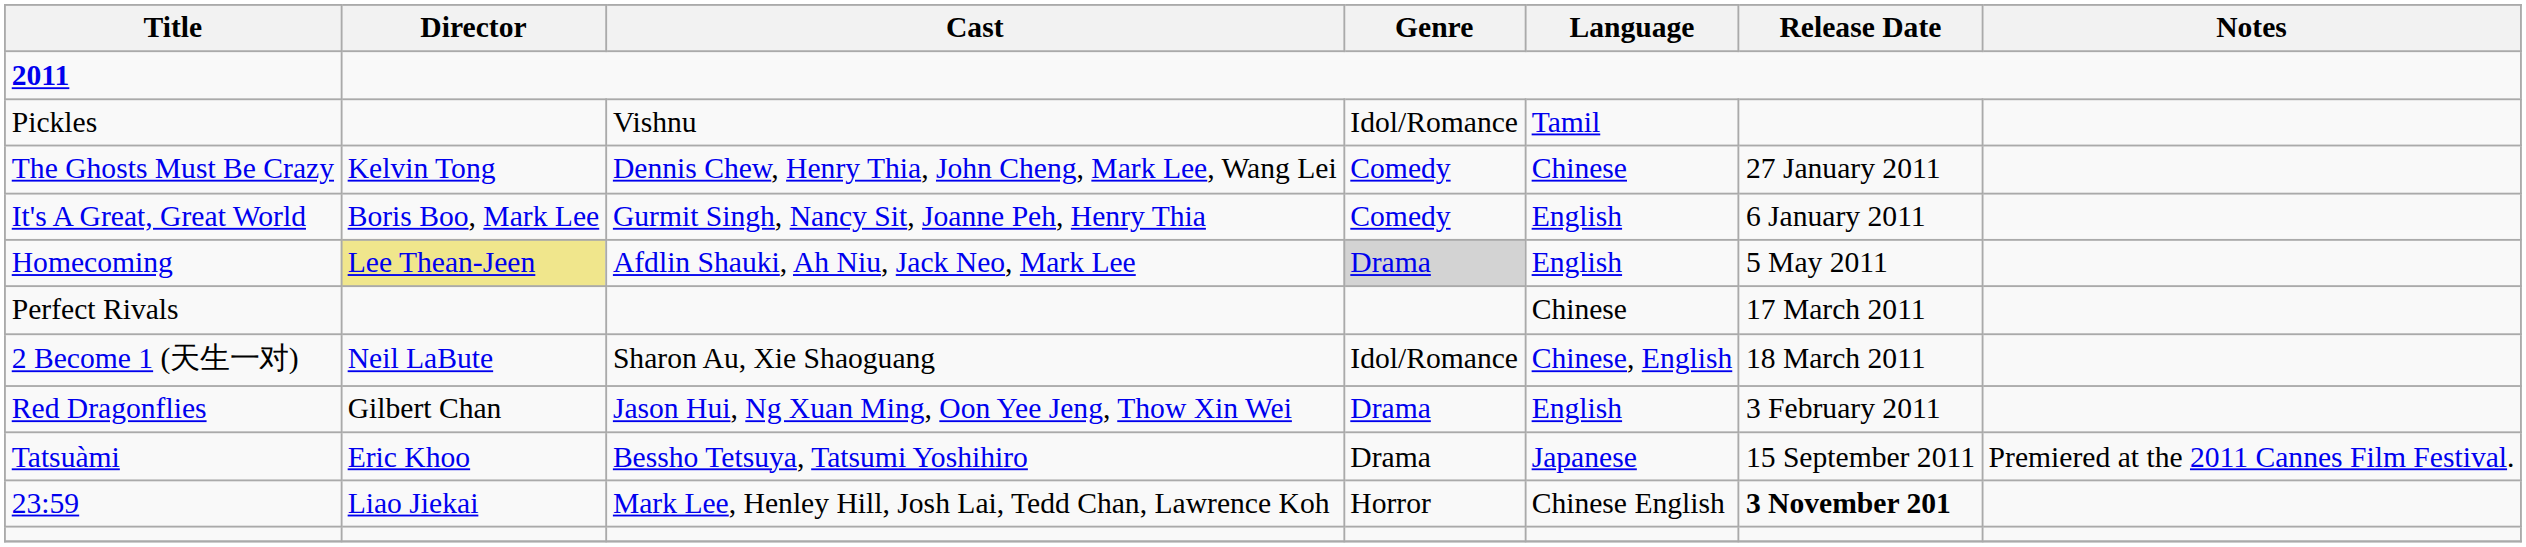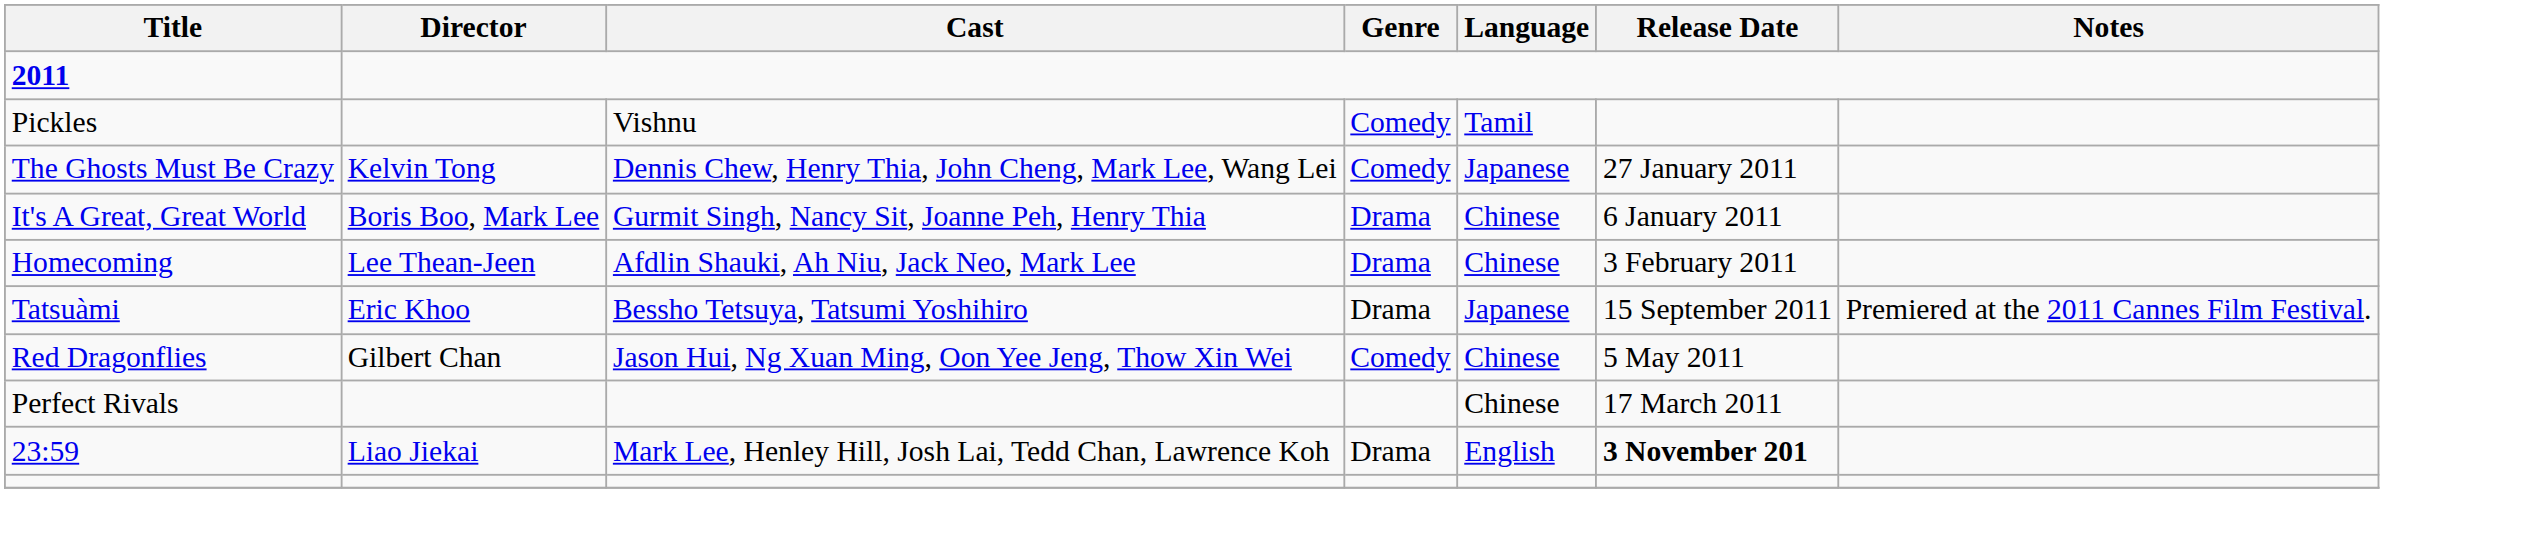(1434, 121) Idol/Romance -> (1400, 121) Comedy
(1579, 168) Chinese -> (1517, 168) Japanese
(1400, 215) Comedy -> (1391, 215) Drama
(1577, 215) English -> (1512, 215) Chinese
(441, 262) khaki background -> (441, 262) no background
(1391, 262) lightgrey background -> (1391, 262) no background
(1577, 262) English -> (1512, 262) Chinese
(1817, 262) 5 May 2011 -> (1700, 262) 3 February 2011
rows swapped: (95, 309) <-> (66, 456)
- row: (155, 358)
(1391, 409) Drama -> (1400, 356) Comedy
(1577, 409) English -> (1512, 356) Chinese
(1843, 409) 3 February 2011 -> (1674, 356) 5 May 2011
(1391, 502) Horror -> (1391, 450) Drama
(1628, 502) Chinese English -> (1509, 450) English
